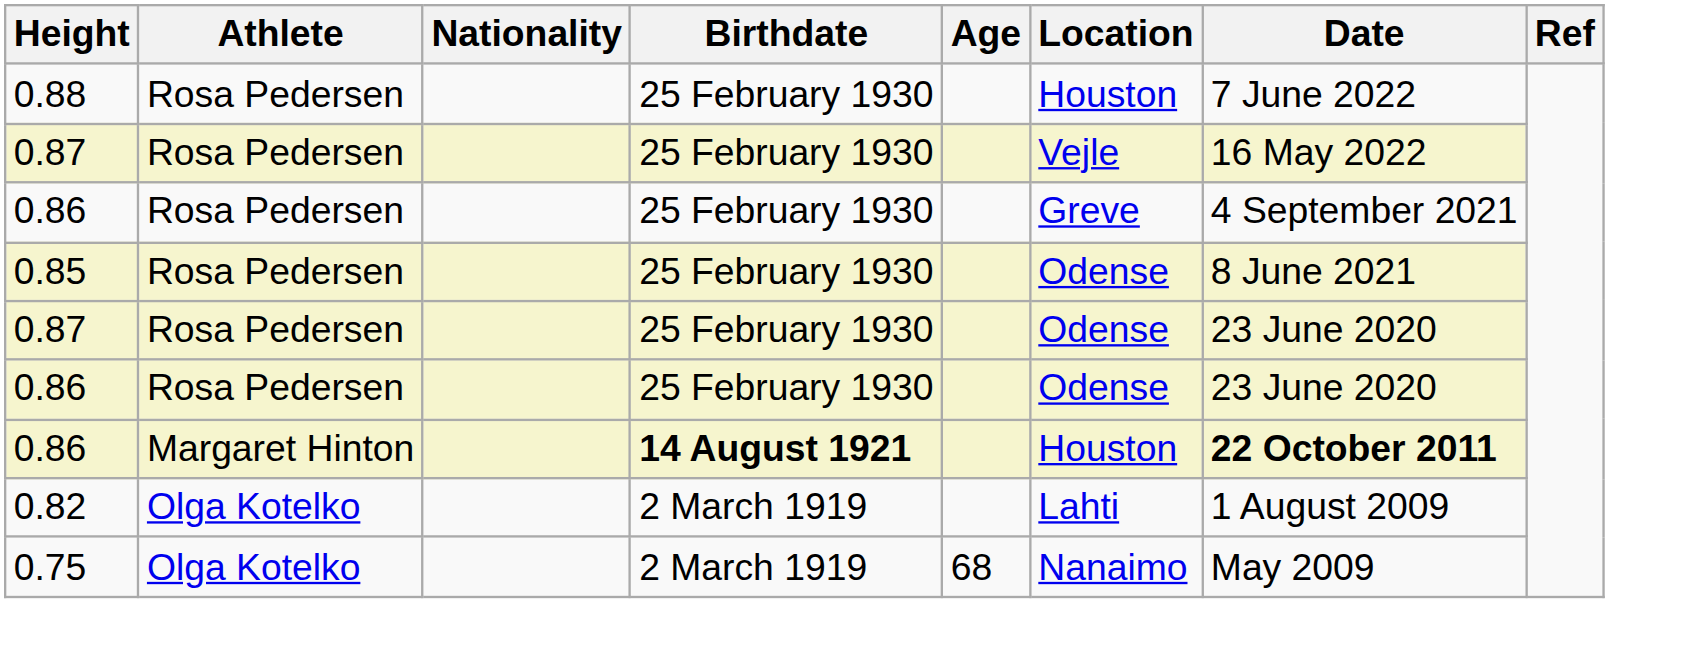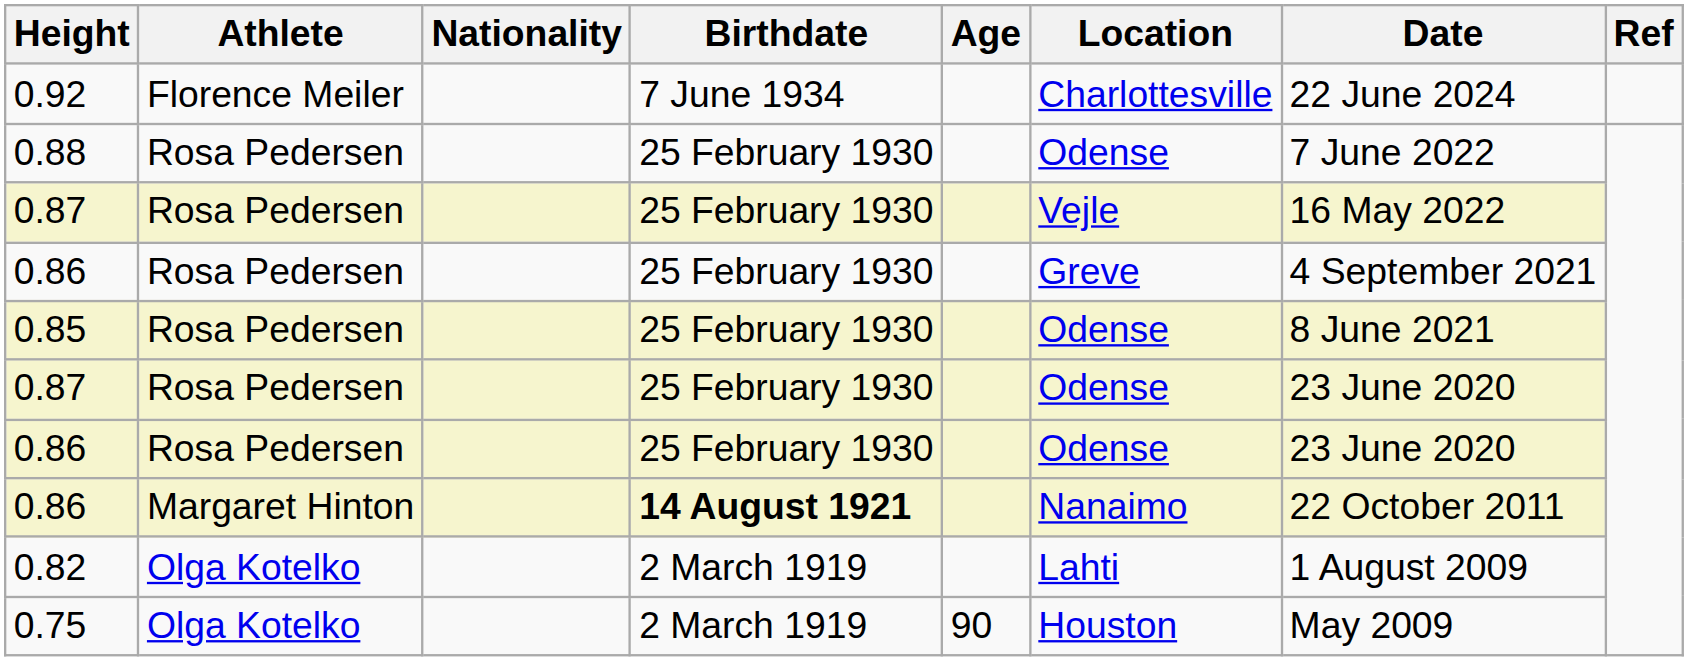+ row: (50, 93)
(1108, 93) Houston -> (1104, 152) Odense
(1108, 447) Houston -> (1113, 507) Nanaimo
(1354, 447) bold -> (1427, 507) normal
(971, 566) 68 -> (971, 625) 90
(1113, 566) Nanaimo -> (1108, 625) Houston
